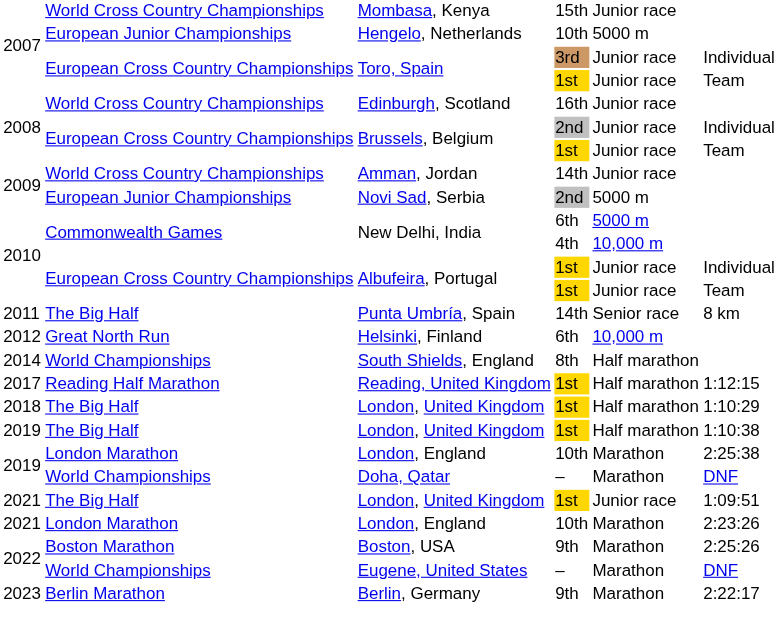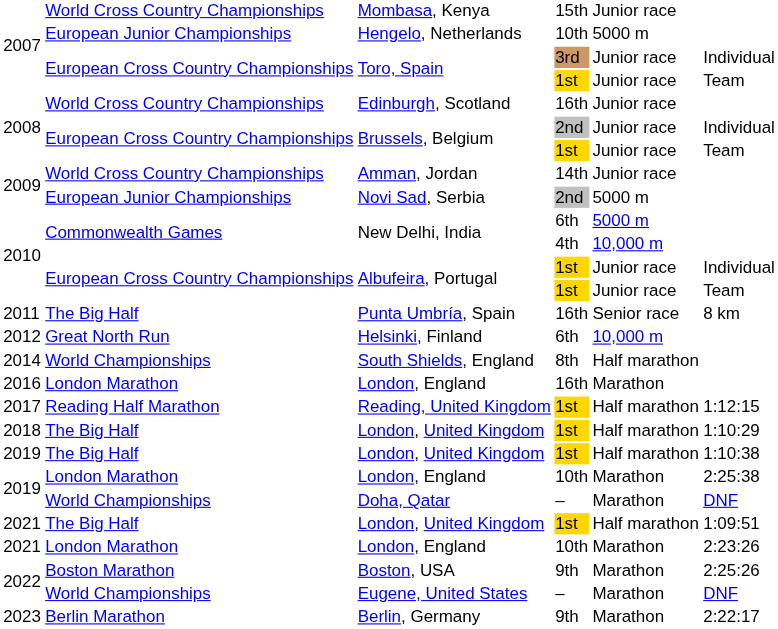(572, 313) 14th -> (572, 313) 16th
+ row: (22, 383)
(634, 500) Junior race -> (646, 523) Half marathon
